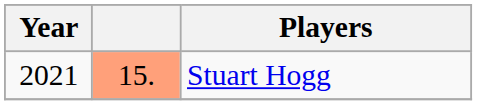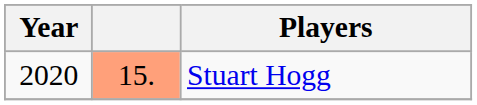(49, 74) 2021 -> (49, 74) 2020
